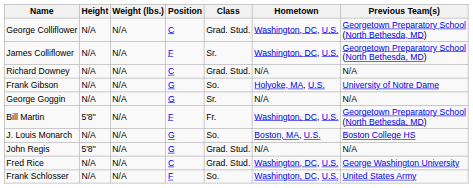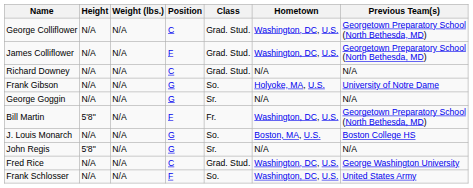(211, 53) Sr. -> (228, 53) Grad. Stud.
(228, 150) Grad. Stud. -> (211, 150) Sr.
